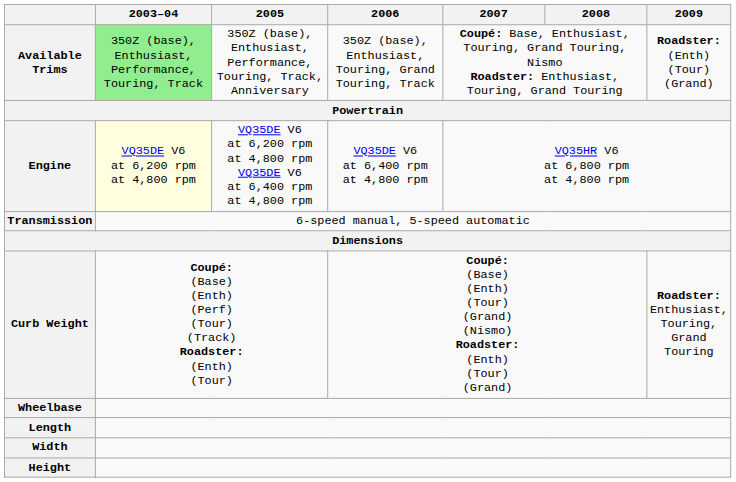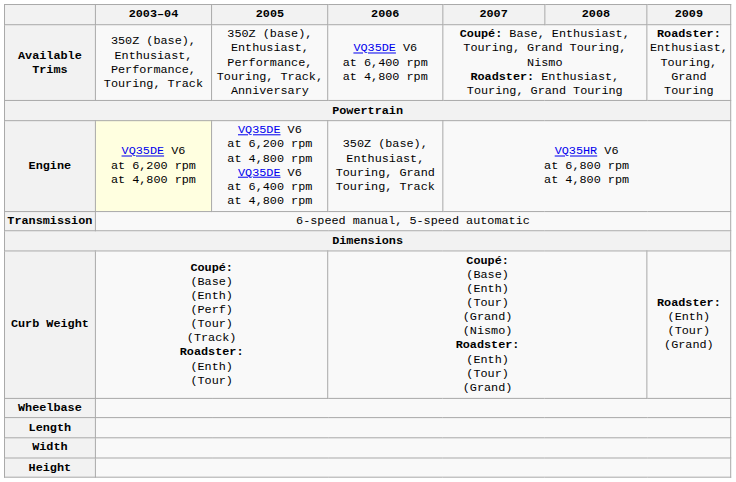(153, 62) lightgreen background -> (153, 62) no background
(385, 62) 350Z (base), Enthusiast, Touring, Grand Touring, Track -> (385, 62) VQ35DE V6 at 6,400 rpm at 4,800 rpm
(689, 62) Roadster: (Enth) (Tour) (Grand) -> (689, 62) Roadster: Enthusiast, Touring, Grand Touring
(385, 166) VQ35DE V6 at 6,400 rpm at 4,800 rpm -> (385, 166) 350Z (base), Enthusiast, Touring, Grand Touring, Track
(689, 324) Roadster: Enthusiast, Touring, Grand Touring -> (689, 324) Roadster: (Enth) (Tour) (Grand)
